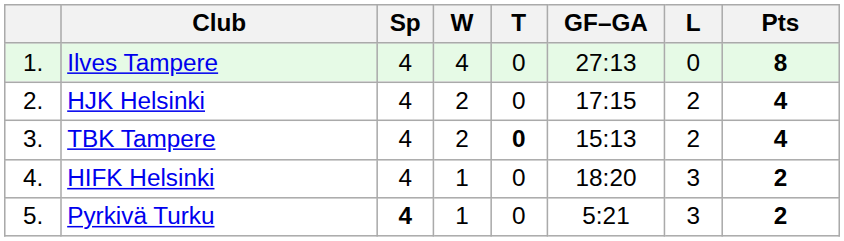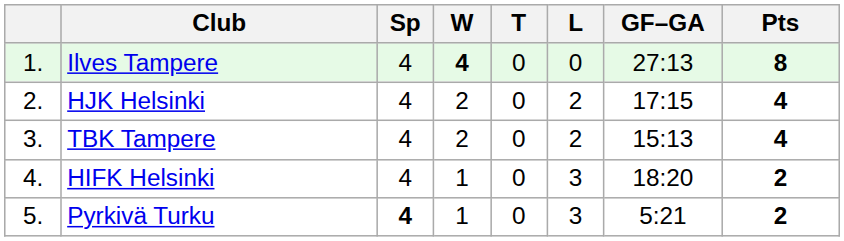columns swapped: (693, 23) <-> (606, 23)
(462, 62) normal -> (462, 62) bold
(519, 139) bold -> (519, 139) normal
